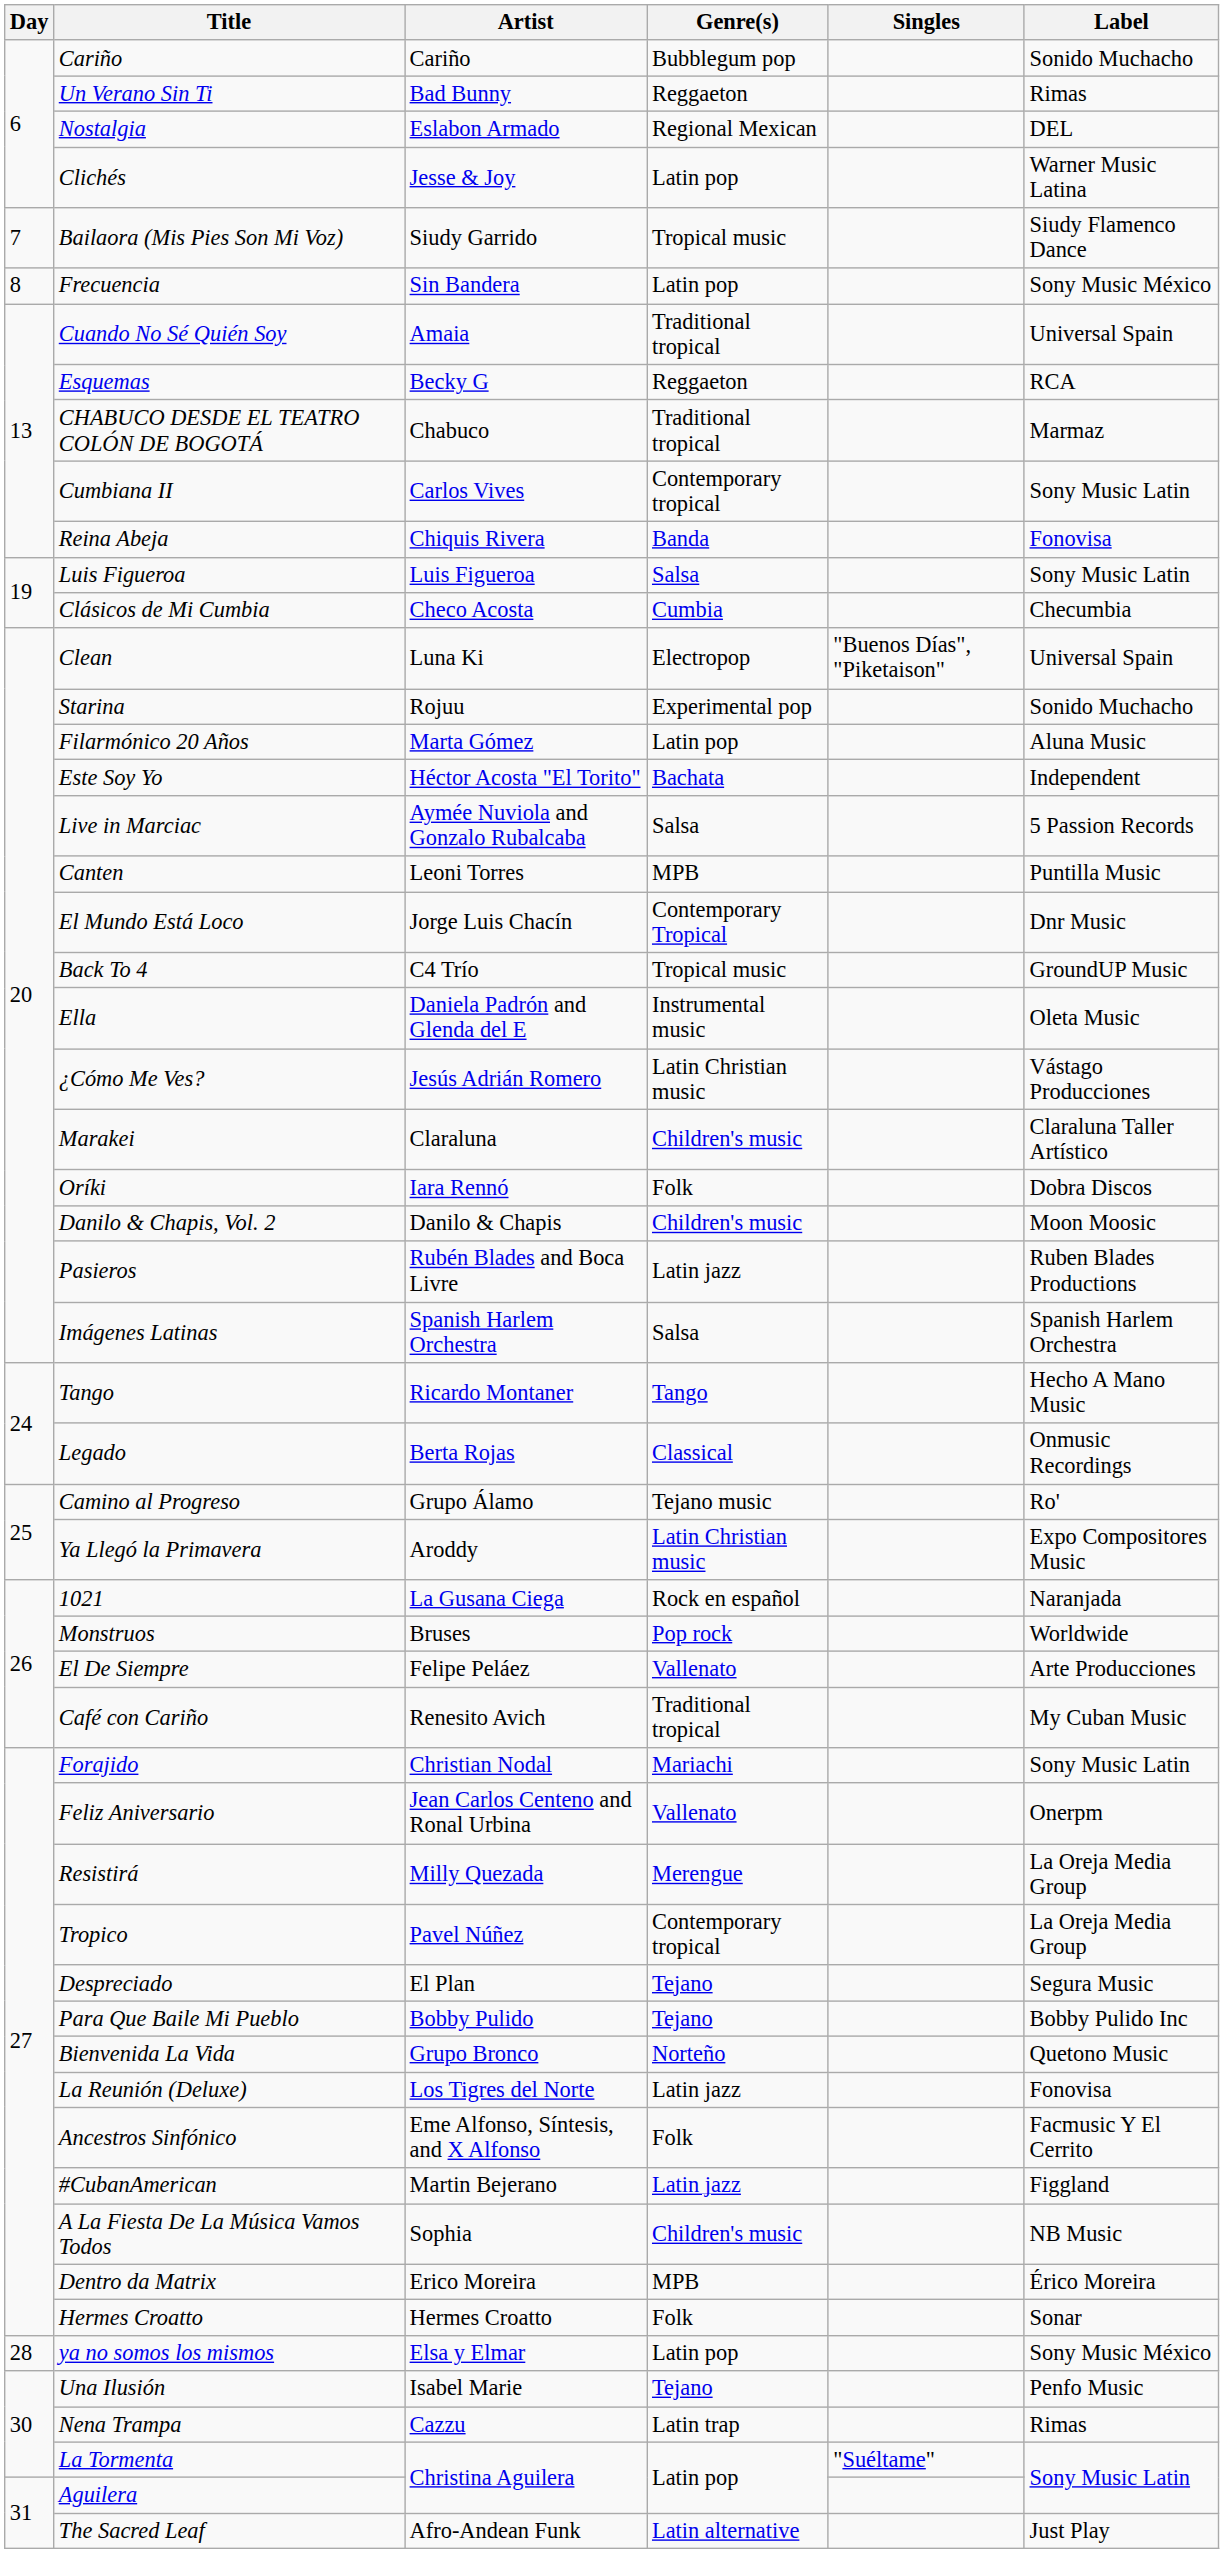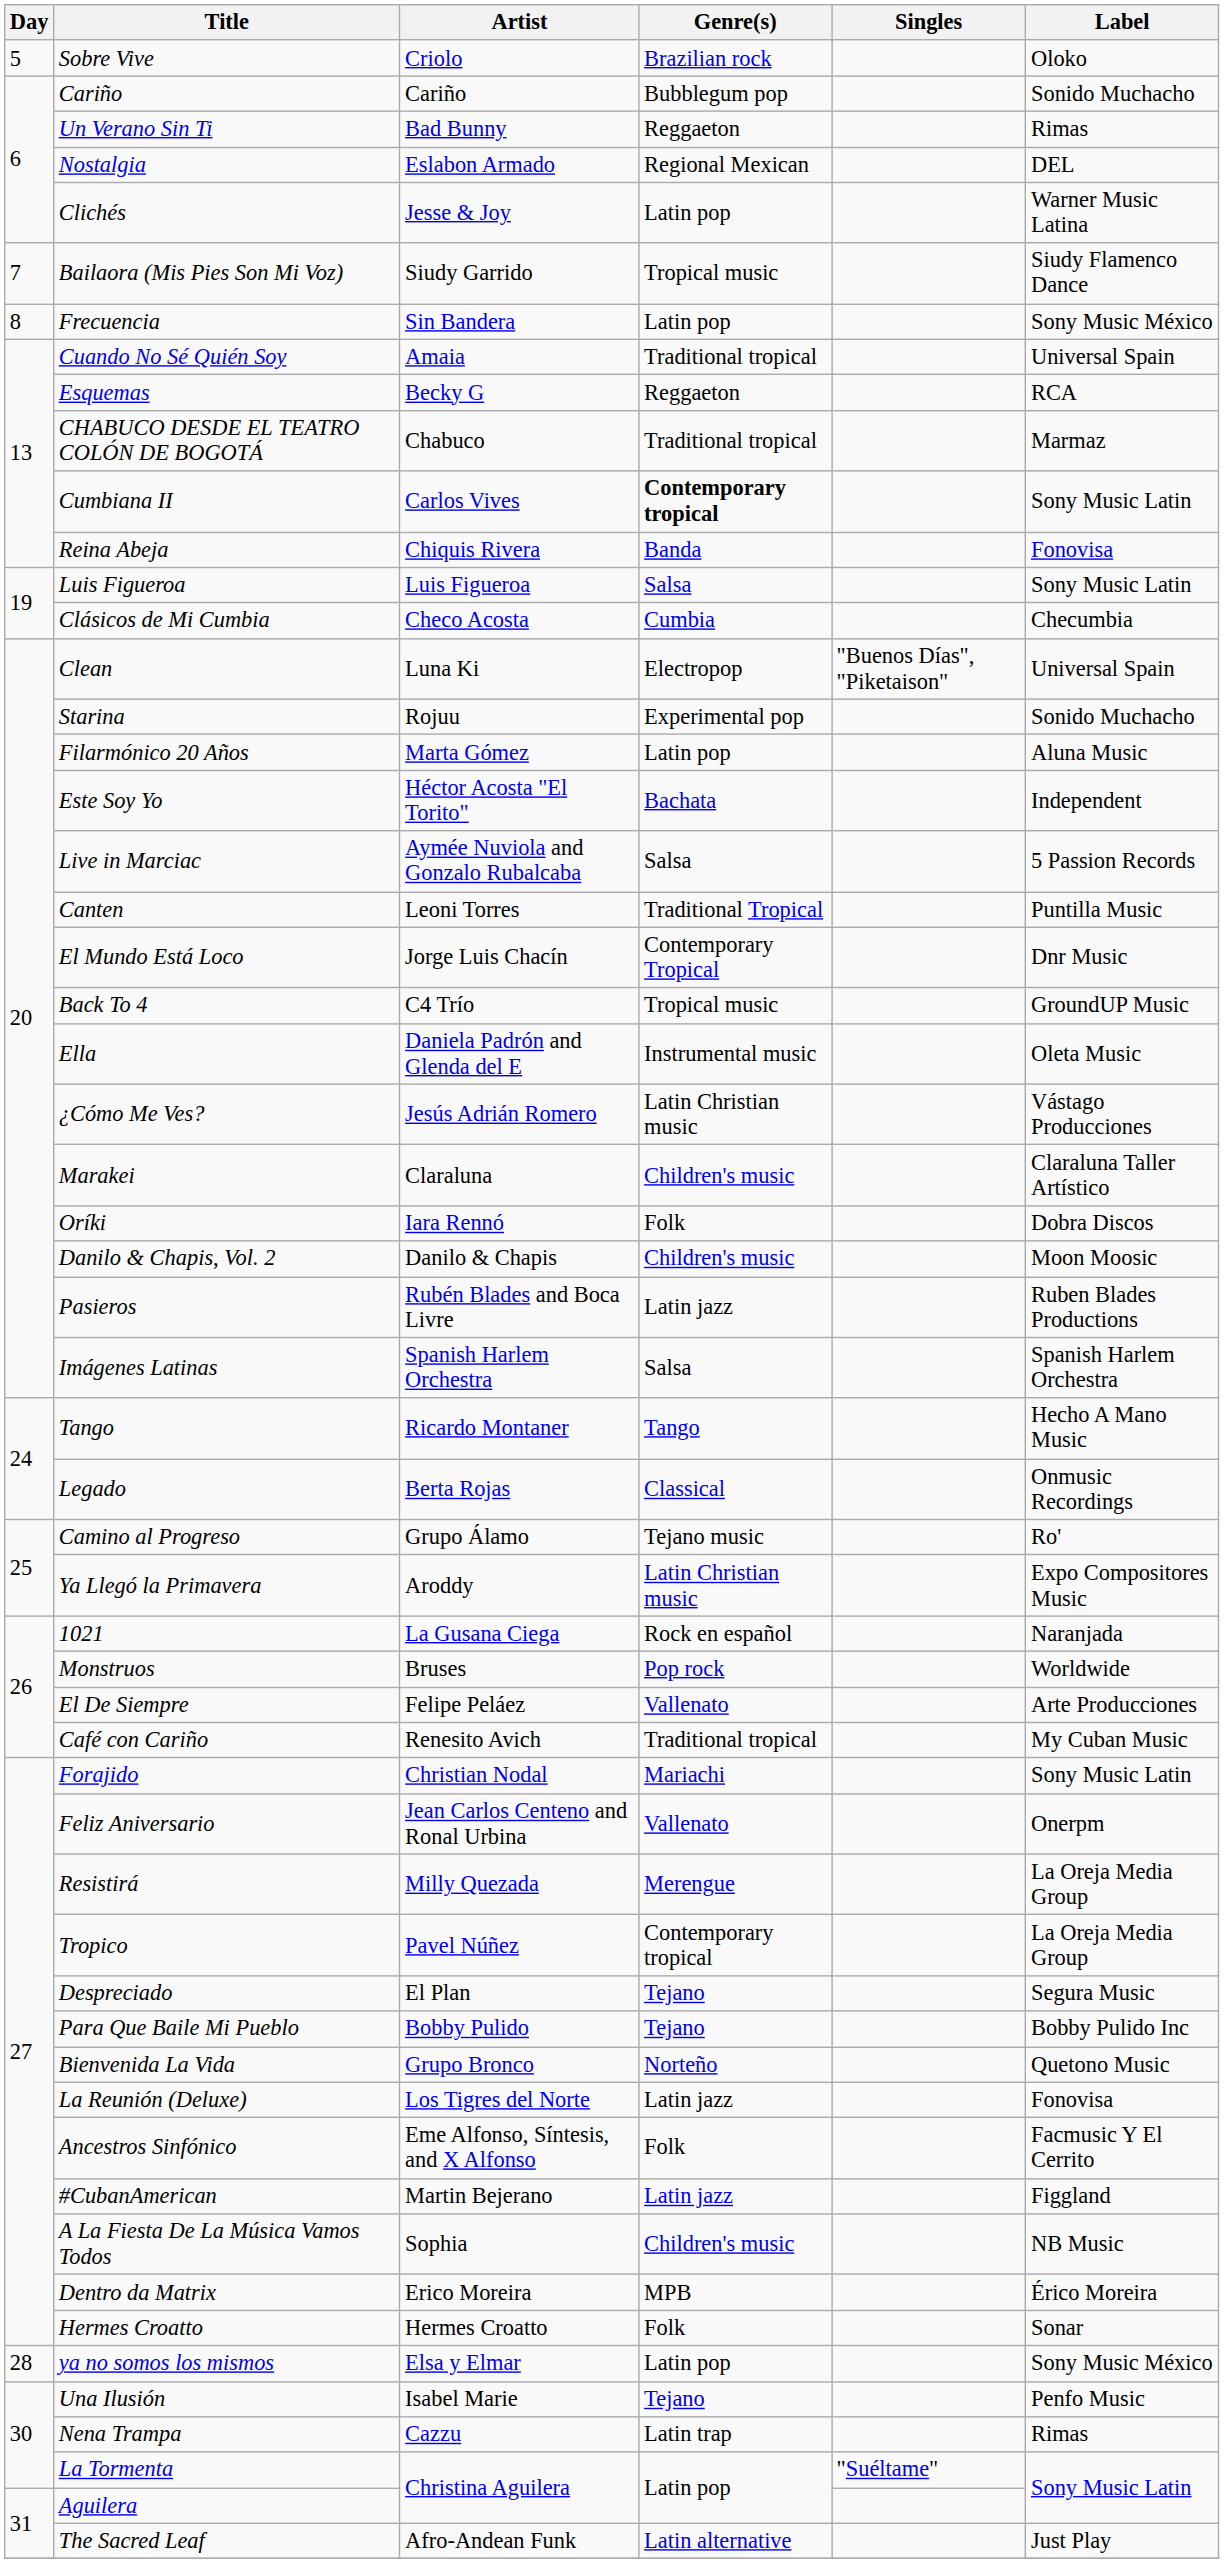+ row: (106, 57)
(717, 490) normal -> (715, 501) bold
(676, 873) MPB -> (734, 909) Traditional Tropical
